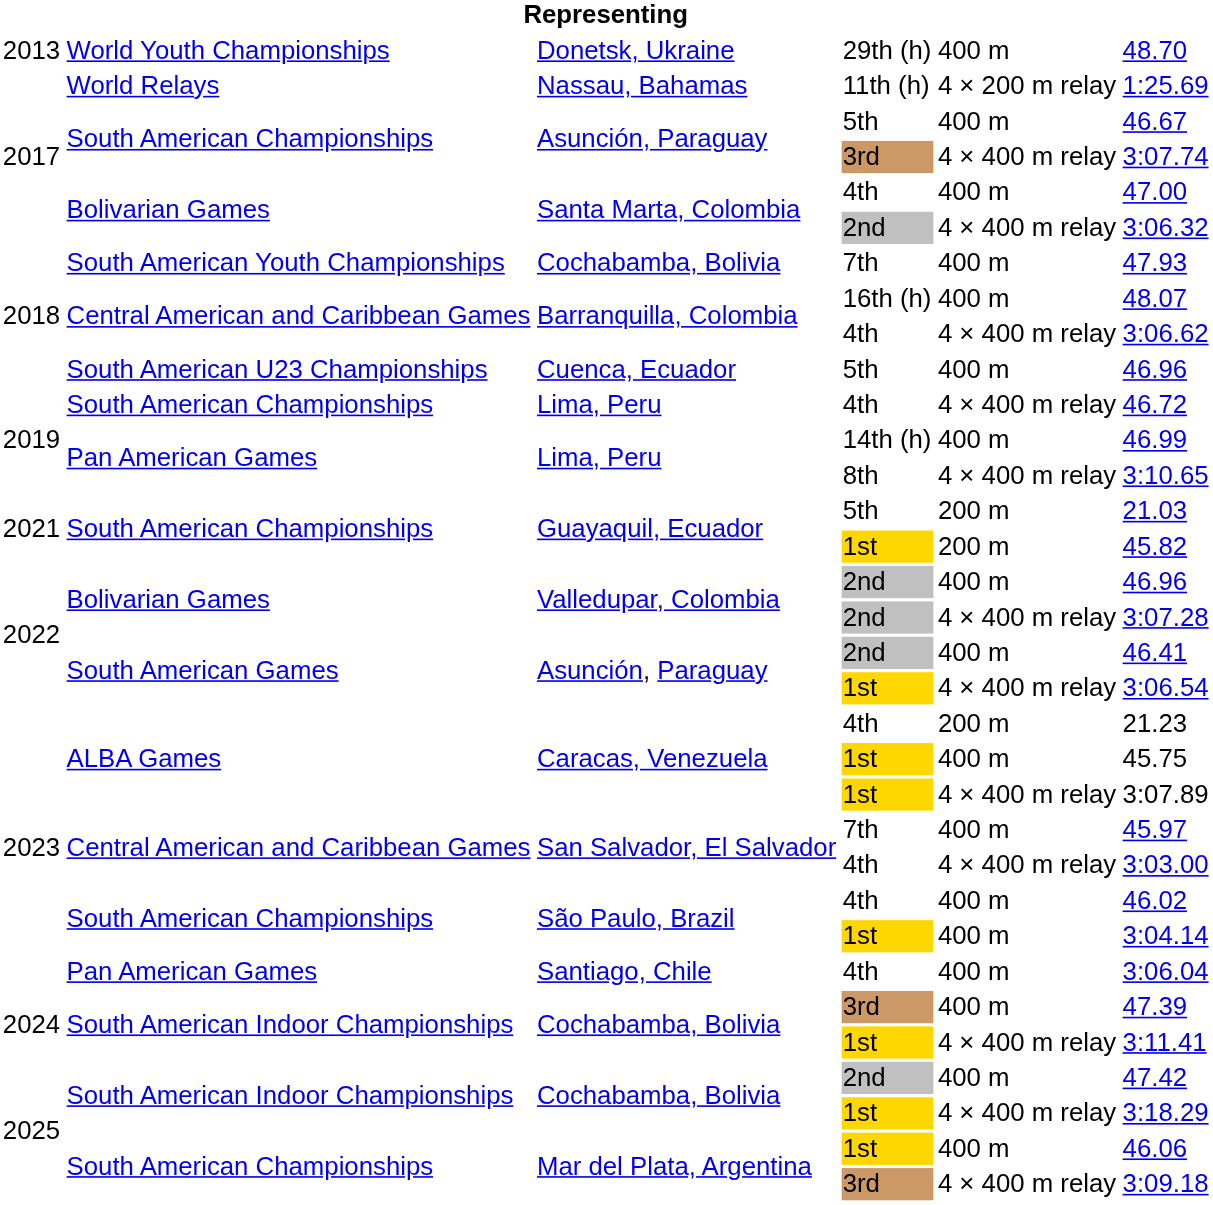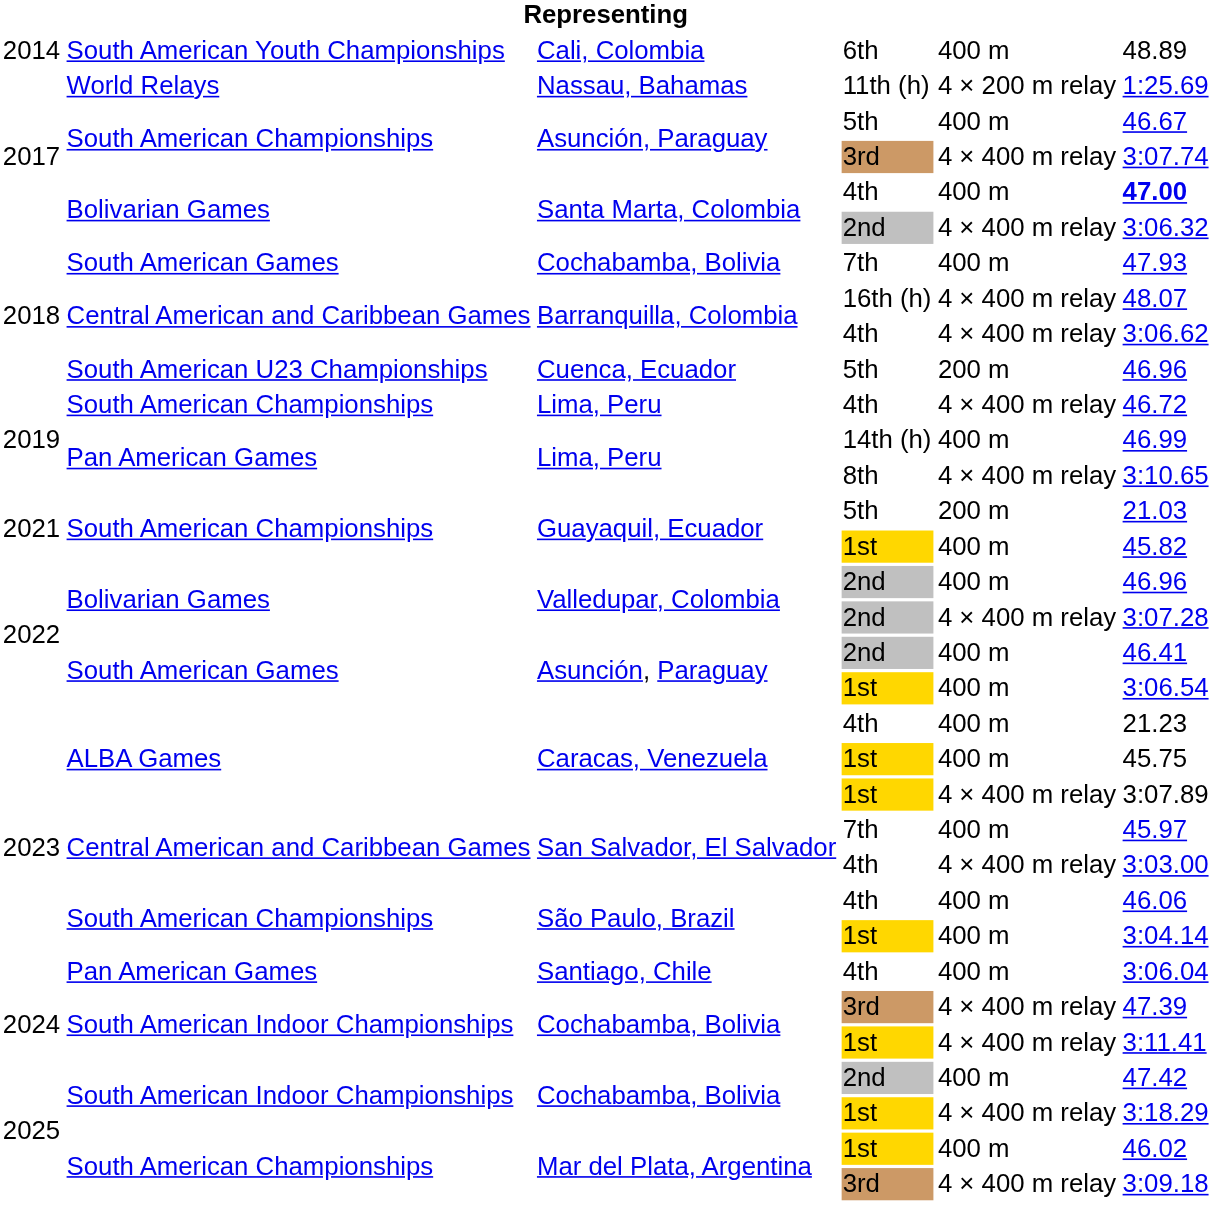- row: (636, 50)
+ row: (621, 50)
(1155, 192) normal -> (1155, 192) bold
(286, 262) South American Youth Championships -> (203, 262) South American Games
(974, 298) 400 m -> (1027, 298) 4 × 400 m relay
(974, 369) 400 m -> (974, 369) 200 m
(974, 546) 200 m -> (974, 546) 400 m
(1027, 687) 4 × 400 m relay -> (974, 687) 400 m
(974, 723) 200 m -> (974, 723) 400 m
(1155, 900) 46.02 -> (1155, 900) 46.06
(974, 1006) 400 m -> (1027, 1006) 4 × 400 m relay
(1155, 1148) 46.06 -> (1155, 1148) 46.02
